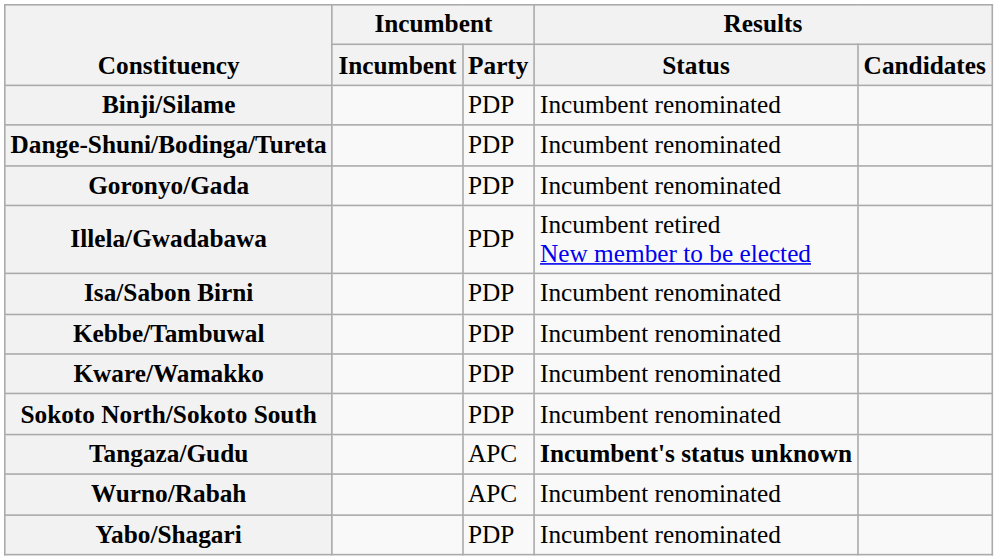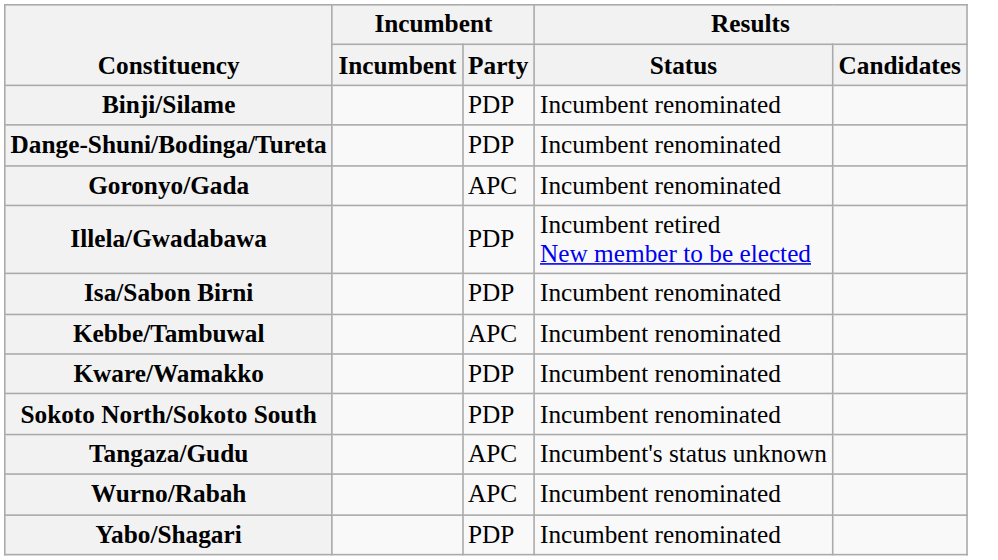(491, 184) PDP -> (493, 184) APC
(491, 333) PDP -> (493, 333) APC
(696, 453) bold -> (683, 453) normal
